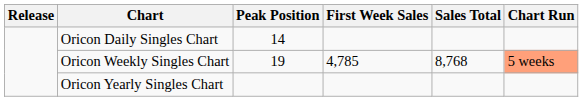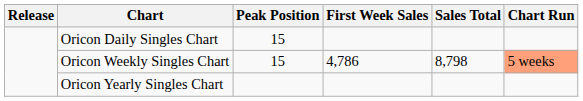(278, 38) 14 -> (278, 38) 15
(278, 61) 19 -> (278, 61) 15
(342, 61) 4,785 -> (342, 61) 4,786
(451, 61) 8,768 -> (451, 61) 8,798
